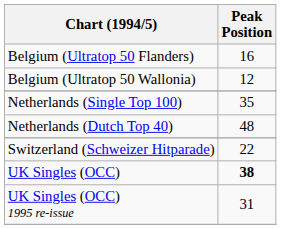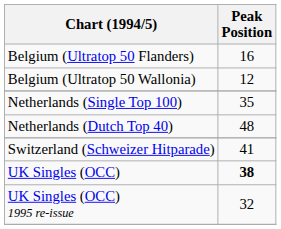(247, 149) 22 -> (247, 149) 41
(247, 204) 31 -> (247, 204) 32
